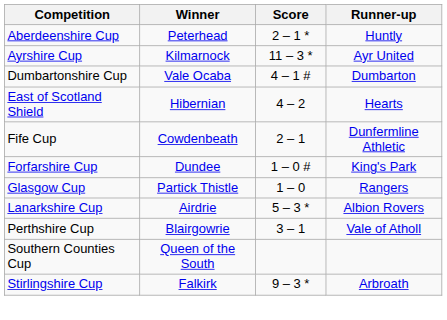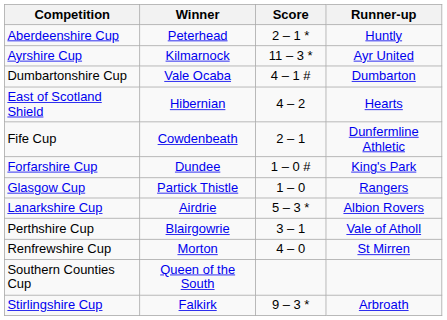+ row: (59, 249)
